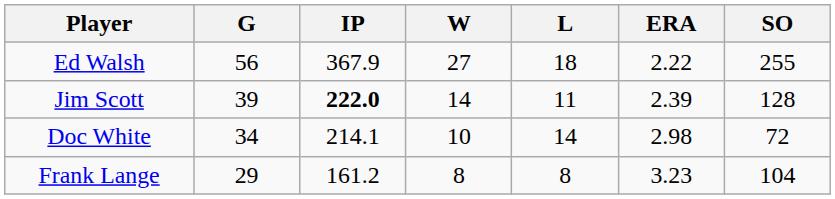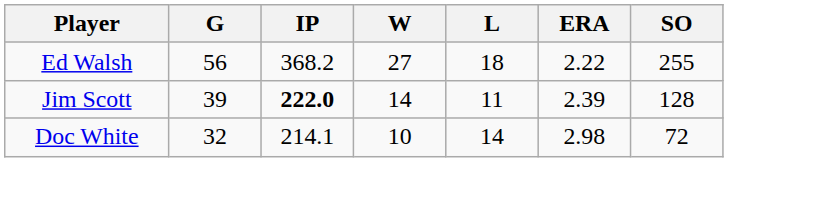(353, 61) 367.9 -> (307, 61) 368.2
(247, 136) 34 -> (215, 136) 32
- row: (99, 174)
